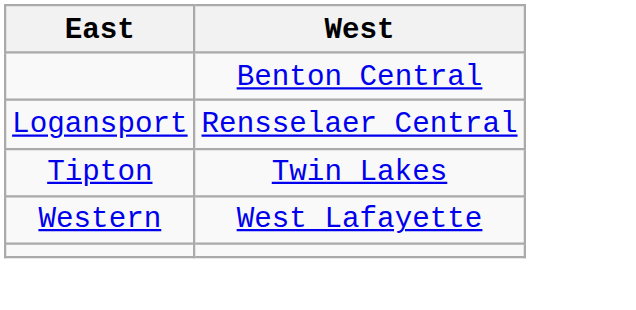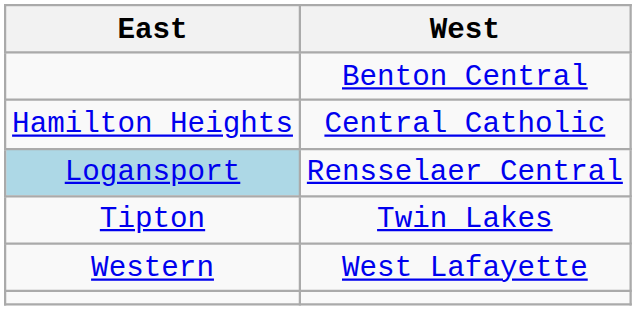+ row: (465, 124)
(100, 124) no background -> (153, 172) lightblue background
